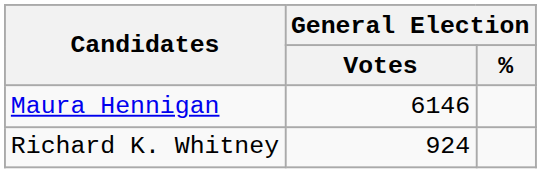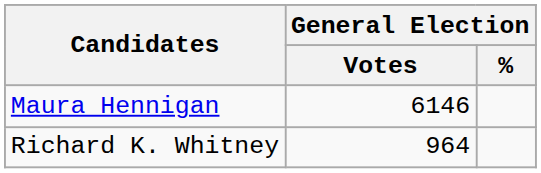(448, 147) 924 -> (448, 147) 964
